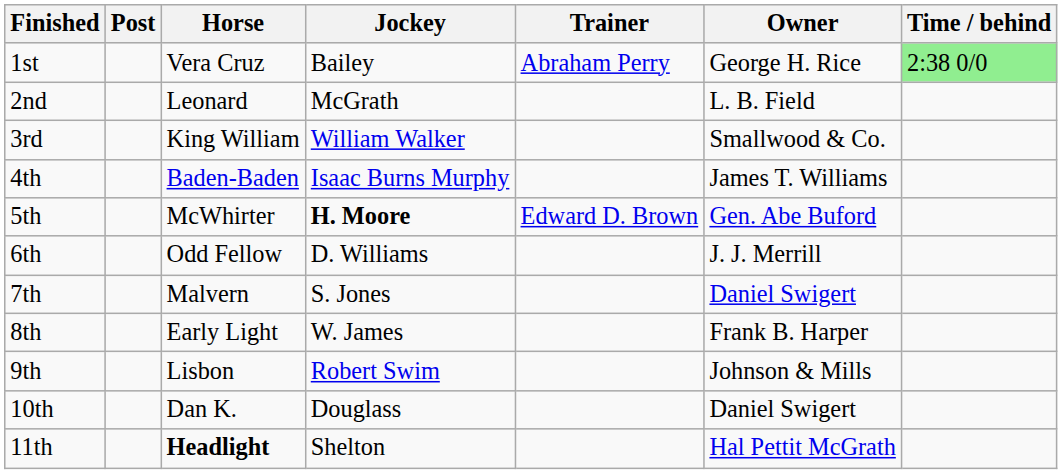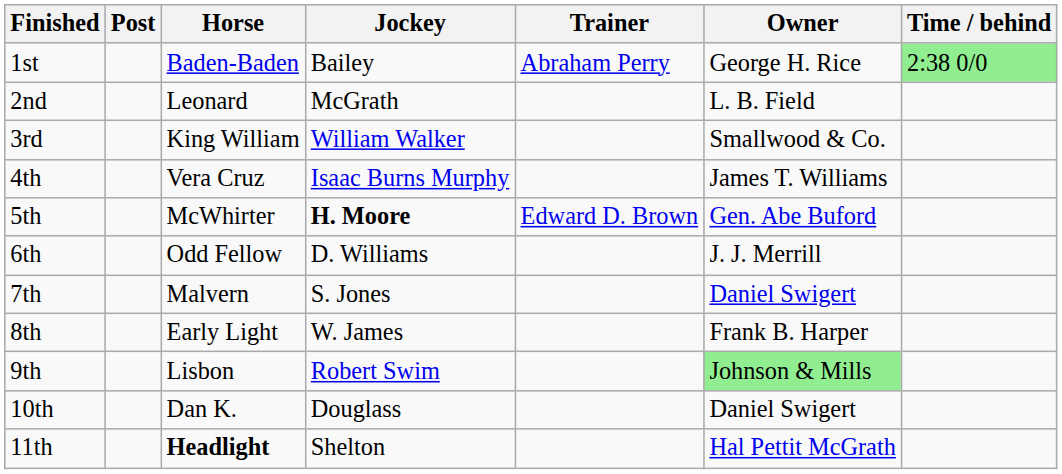(216, 62) Vera Cruz -> (233, 62) Baden-Baden
(233, 178) Baden-Baden -> (216, 178) Vera Cruz
(791, 370) no background -> (791, 370) lightgreen background
